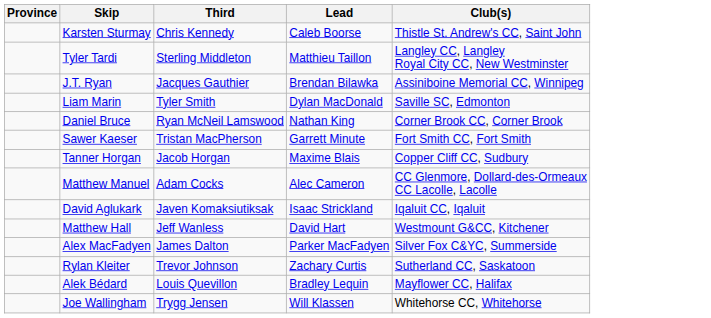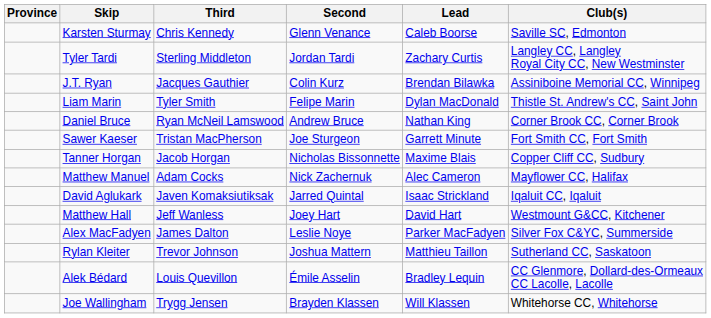+ column: (345, 13)
(488, 32) Thistle St. Andrew's CC, Saint John -> (568, 32) Saville SC, Edmonton
(330, 58) Matthieu Taillon -> (444, 58) Zachary Curtis
(452, 102) Saville SC, Edmonton -> (604, 102) Thistle St. Andrew's CC, Saint John
(491, 184) CC Glenmore, Dollard-des-Ormeaux CC Lacolle, Lacolle -> (569, 177) Mayflower CC, Halifax
(328, 265) Zachary Curtis -> (446, 252) Matthieu Taillon
(453, 284) Mayflower CC, Halifax -> (607, 277) CC Glenmore, Dollard-des-Ormeaux CC Lacolle, Lacolle
